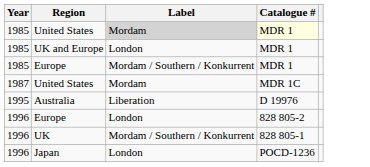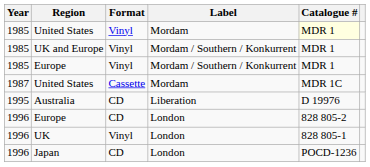+ column: (127, 13)
(127, 30) lightgrey background -> (169, 30) no background
(126, 48) London -> (223, 48) Mordam / Southern / Konkurrent
(181, 135) Mordam / Southern / Konkurrent -> (167, 135) London
